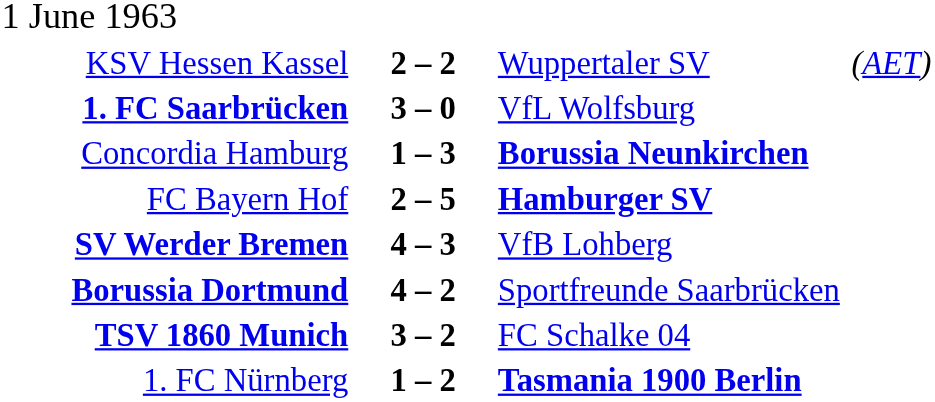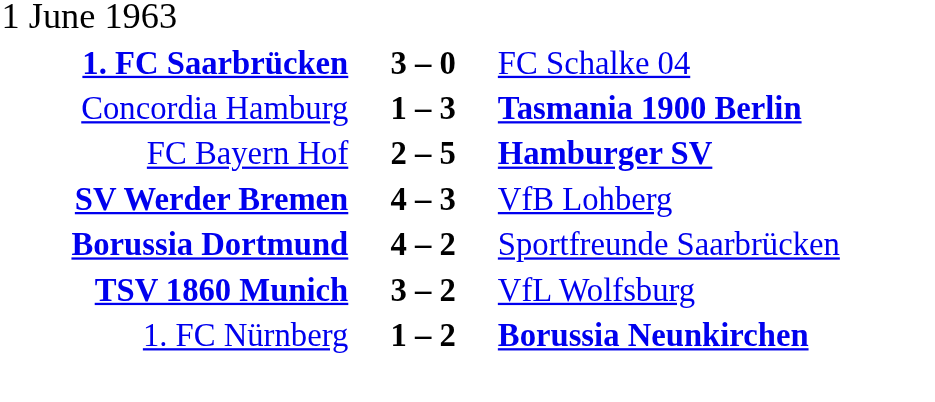- row: (217, 62)
(597, 108) VfL Wolfsburg -> (594, 62) FC Schalke 04
(653, 153) Borussia Neunkirchen -> (650, 108) Tasmania 1900 Berlin
(594, 335) FC Schalke 04 -> (597, 289) VfL Wolfsburg
(650, 380) Tasmania 1900 Berlin -> (653, 335) Borussia Neunkirchen
